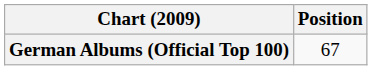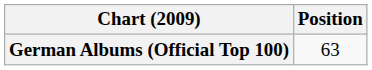(330, 49) 67 -> (330, 49) 63
